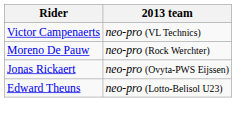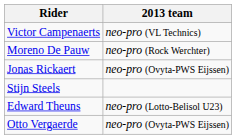+ row: (34, 87)
+ row: (42, 124)
